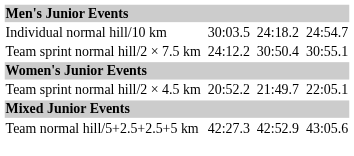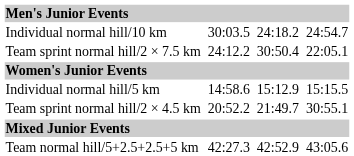(327, 51) 30:55.1 -> (327, 51) 22:05.1
+ row: (83, 90)
(327, 90) 22:05.1 -> (327, 109) 30:55.1
